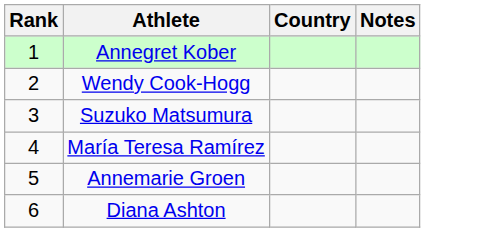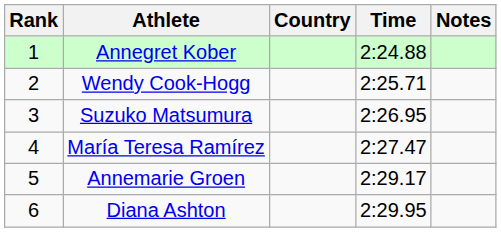+ column: (393, 20)
